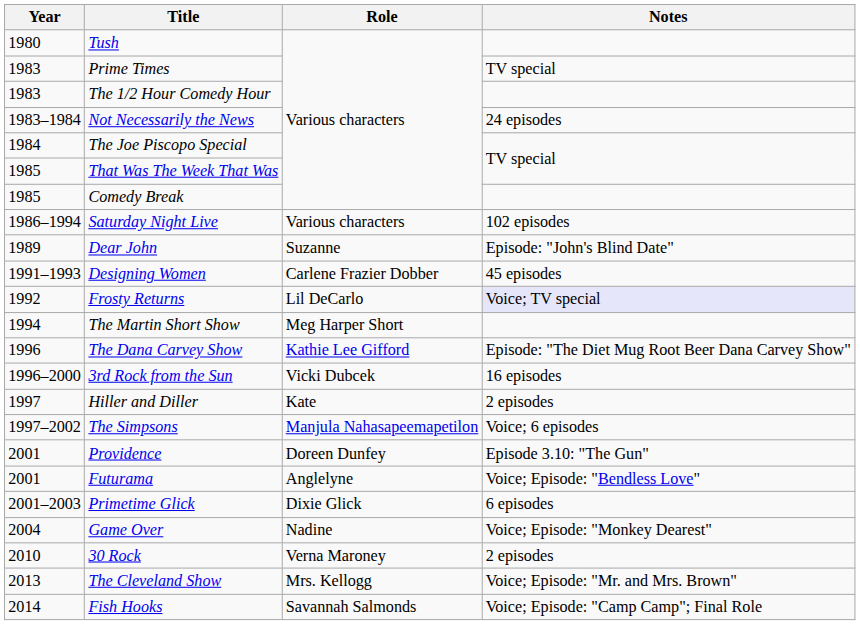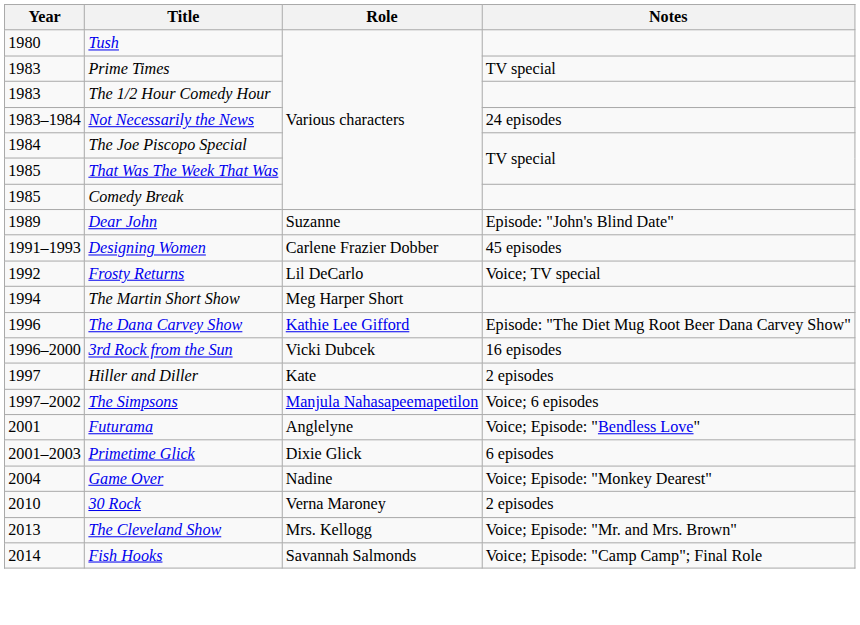- row: (153, 222)
(543, 299) lavender background -> (543, 273) no background
- row: (125, 453)
